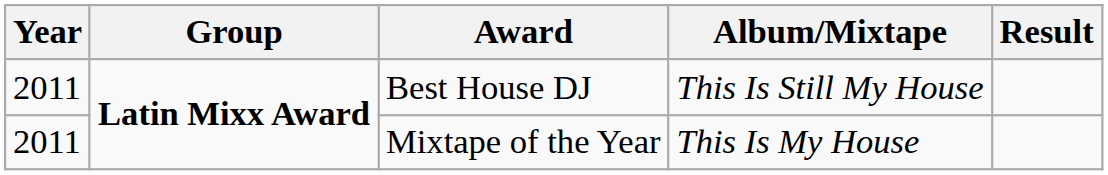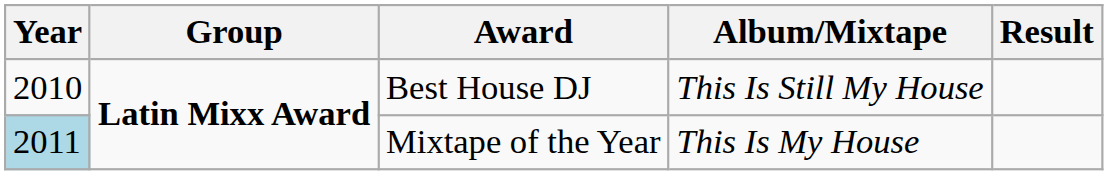(47, 86) 2011 -> (48, 86) 2010
(47, 141) no background -> (47, 141) lightblue background
